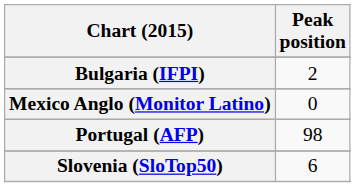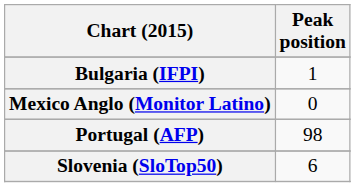(313, 72) 2 -> (313, 72) 1
